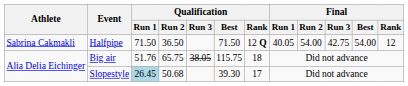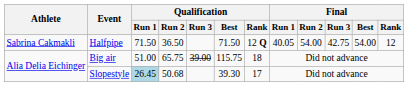(145, 58) 51.76 -> (145, 58) 51.00
(200, 58) 38.05 -> (200, 58) 39.00
